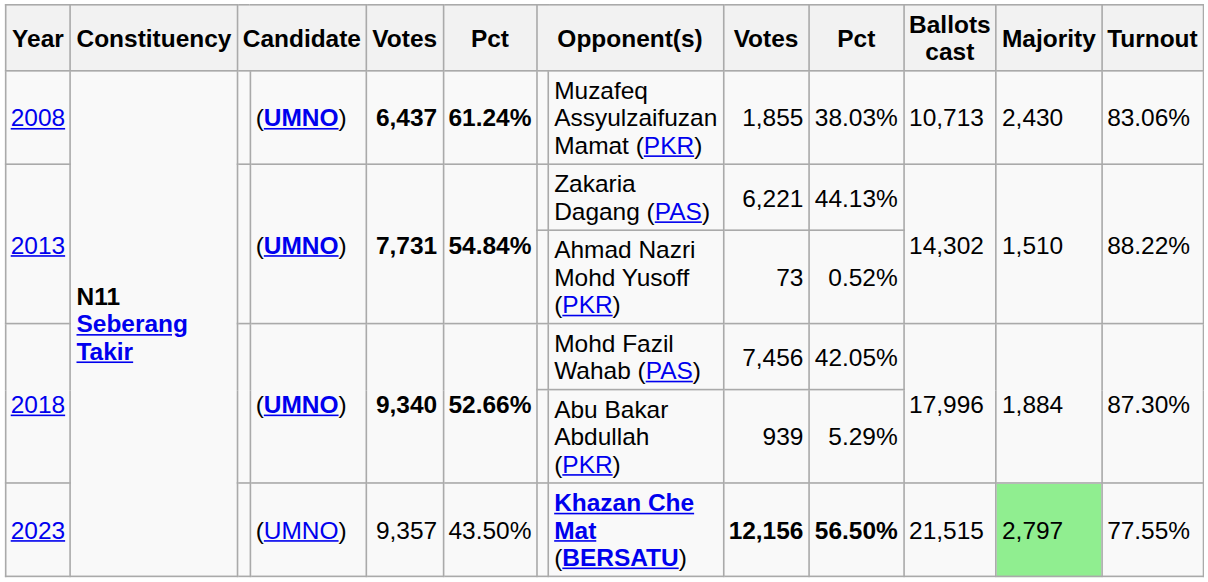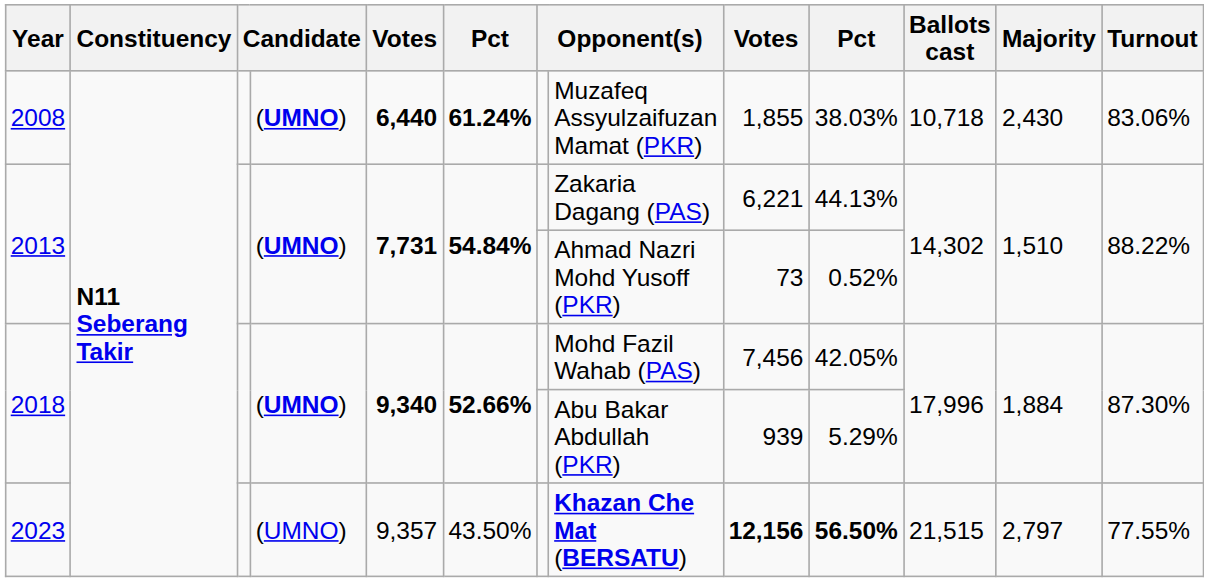(407, 118) 6,437 -> (407, 118) 6,440
(946, 118) 10,713 -> (946, 118) 10,718
(1033, 530) lightgreen background -> (1033, 530) no background
